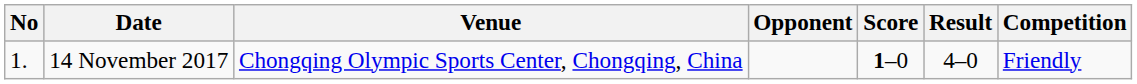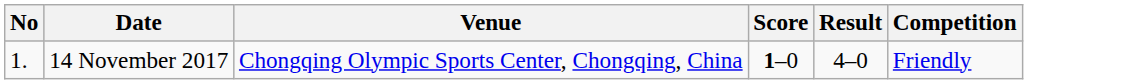- column: (803, 22)
